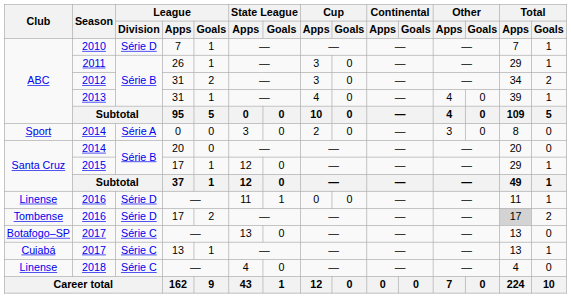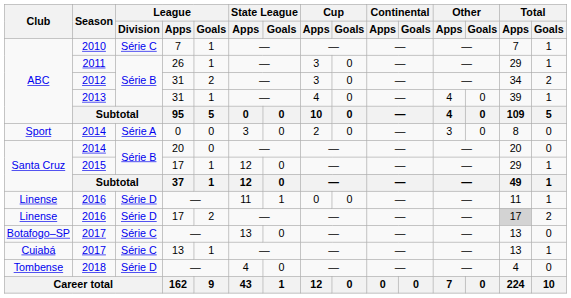(139, 47) Série D -> (139, 47) Série C
(38, 217) Tombense -> (38, 217) Linense
(38, 268) Linense -> (38, 268) Tombense
(139, 268) Série C -> (139, 268) Série D
